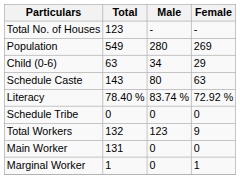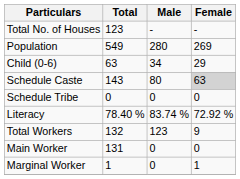(200, 81) no background -> (200, 81) lightgrey background
rows swapped: (43, 115) <-> (26, 98)
